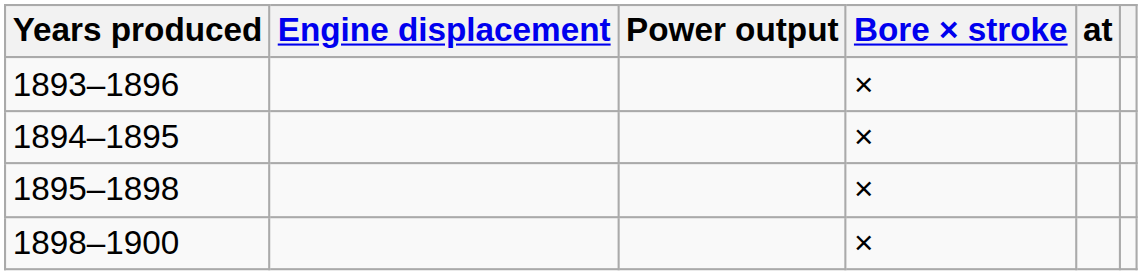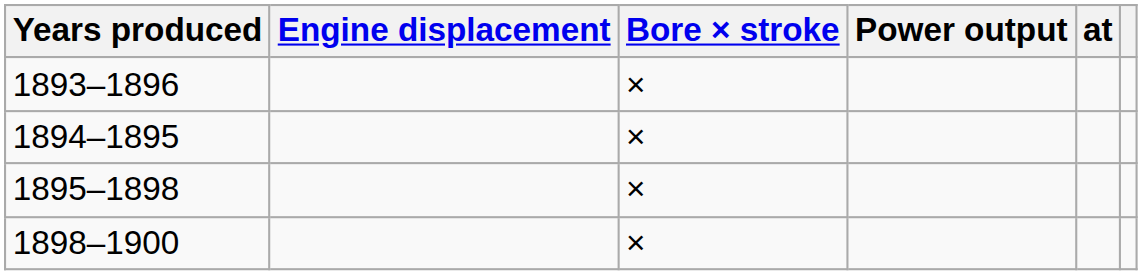columns swapped: (961, 30) <-> (732, 30)
